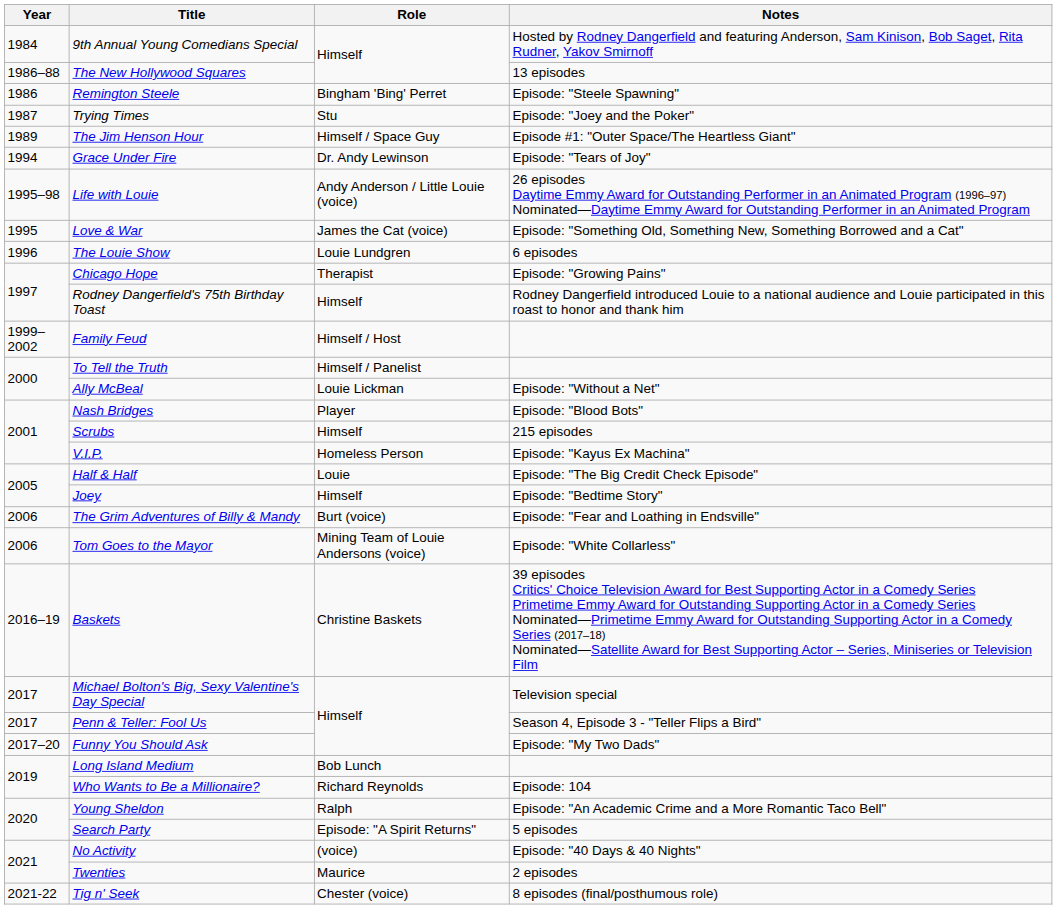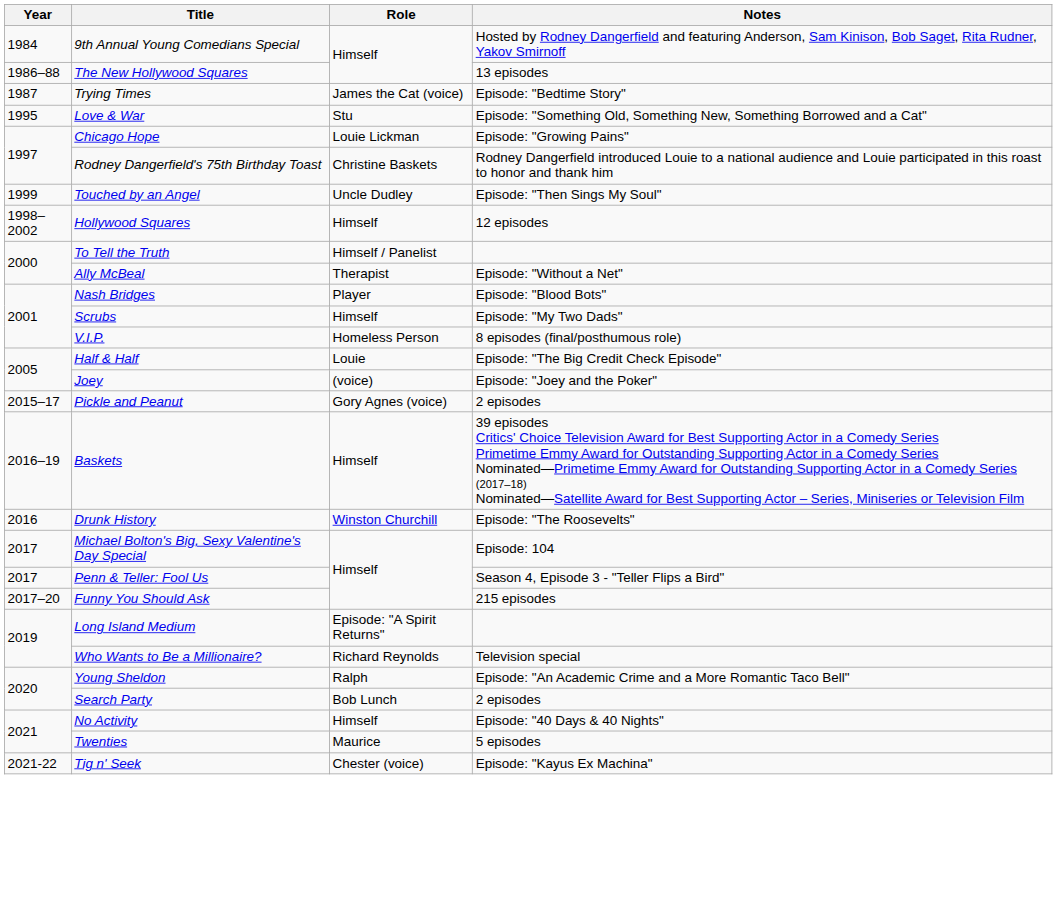- row: (126, 94)
(327, 115) Stu -> (398, 94) James the Cat (voice)
(603, 115) Episode: "Joey and the Poker" -> (551, 94) Episode: "Bedtime Story"
- row: (138, 136)
- row: (124, 158)
- row: (115, 194)
(382, 231) James the Cat (voice) -> (343, 115) Stu
- row: (121, 252)
(345, 273) Therapist -> (376, 136) Louie Lickman
(339, 302) Himself -> (385, 165) Christine Baskets
+ row: (137, 194)
+ row: (132, 223)
- row: (109, 338)
(360, 389) Louie Lickman -> (361, 273) Therapist
(552, 431) 215 episodes -> (549, 316) Episode: "My Two Dads"
(601, 453) Episode: "Kayus Ex Machina" -> (578, 337) 8 episodes (final/posthumous role)
(339, 495) Himself -> (353, 380) (voice)
(588, 495) Episode: "Bedtime Story" -> (566, 380) Episode: "Joey and the Poker"
- row: (186, 517)
- row: (142, 545)
+ row: (128, 401)
(369, 620) Christine Baskets -> (355, 460) Himself
+ row: (115, 519)
(565, 694) Television special -> (515, 548) Episode: 104
(586, 744) Episode: "My Two Dads" -> (516, 598) 215 episodes
(349, 765) Bob Lunch -> (384, 627) Episode: "A Spirit Returns"
(552, 787) Episode: 104 -> (528, 656) Television special
(397, 829) Episode: "A Spirit Returns" -> (365, 699) Bob Lunch
(545, 829) 5 episodes -> (508, 699) 2 episodes
(337, 851) (voice) -> (355, 720) Himself
(545, 872) 2 episodes -> (508, 741) 5 episodes
(615, 893) 8 episodes (final/posthumous role) -> (564, 763) Episode: "Kayus Ex Machina"
